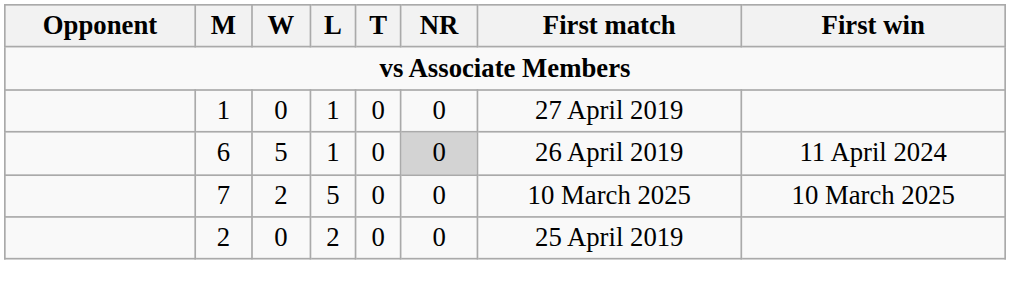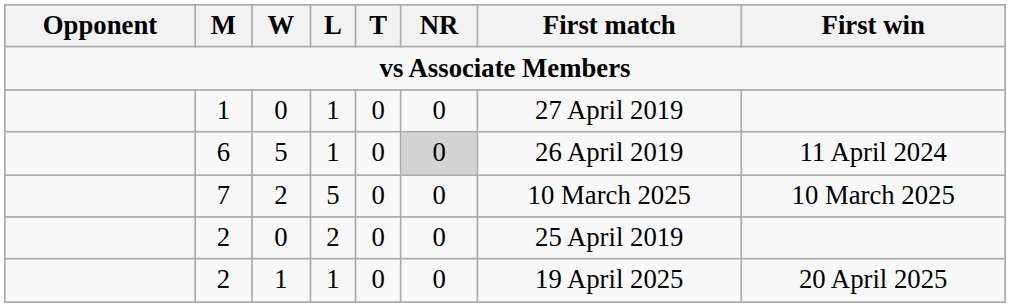+ row: (223, 279)
